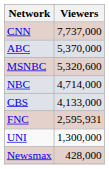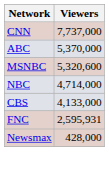- row: (17, 137)
